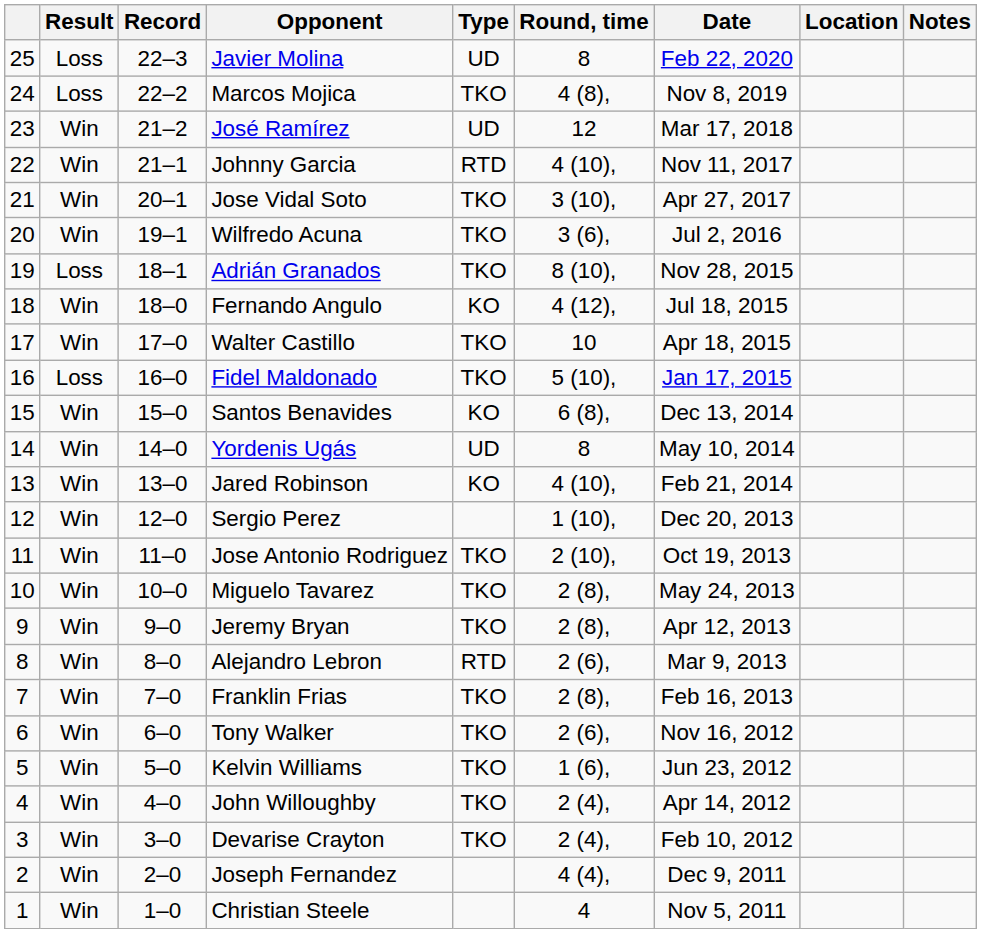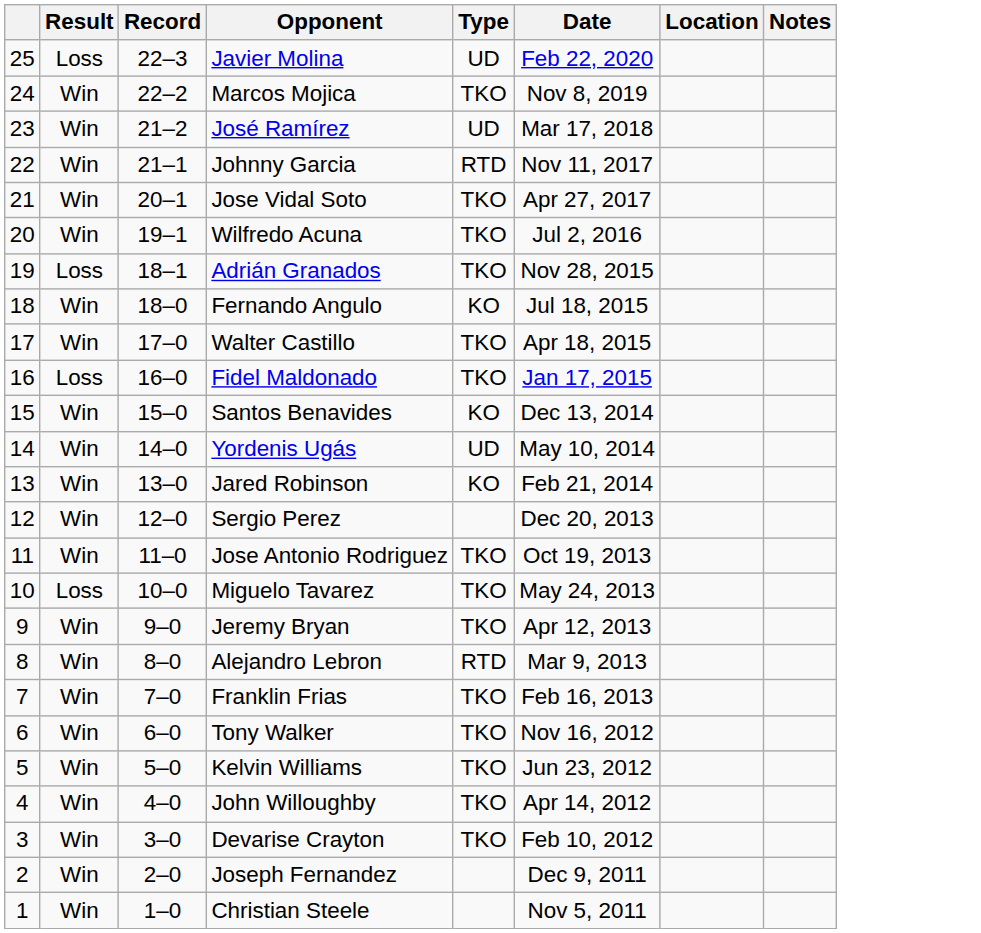- column: (584, 22)
(79, 93) Loss -> (79, 93) Win
(79, 590) Win -> (79, 590) Loss
